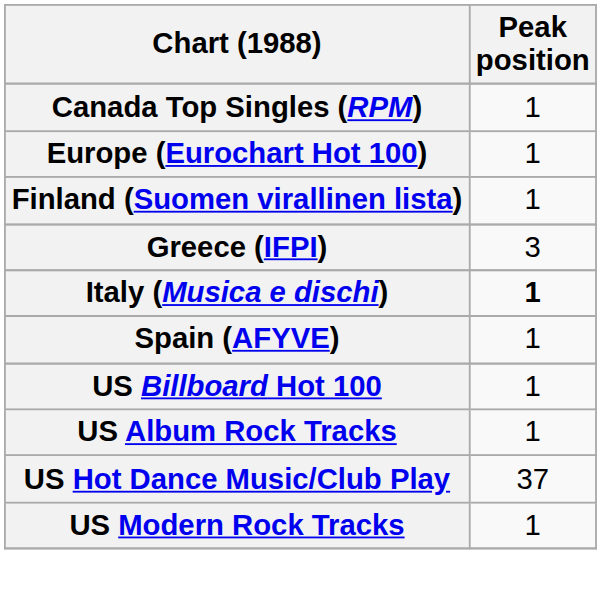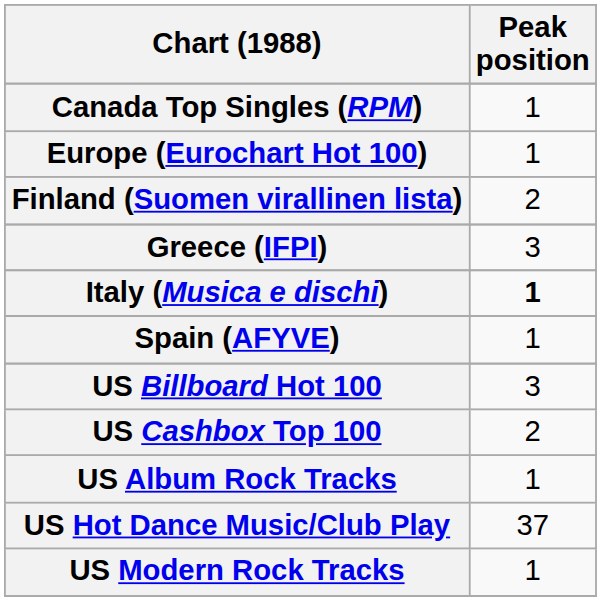(533, 199) 1 -> (533, 199) 2
(533, 385) 1 -> (533, 385) 3
+ row: (237, 432)
